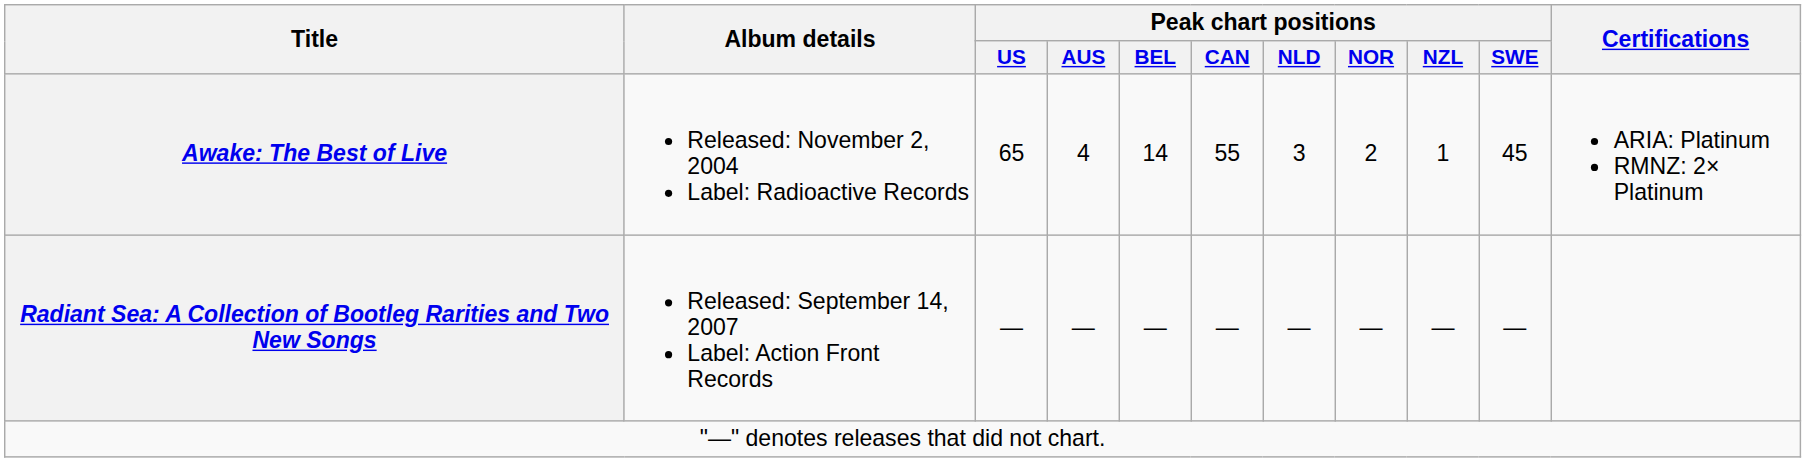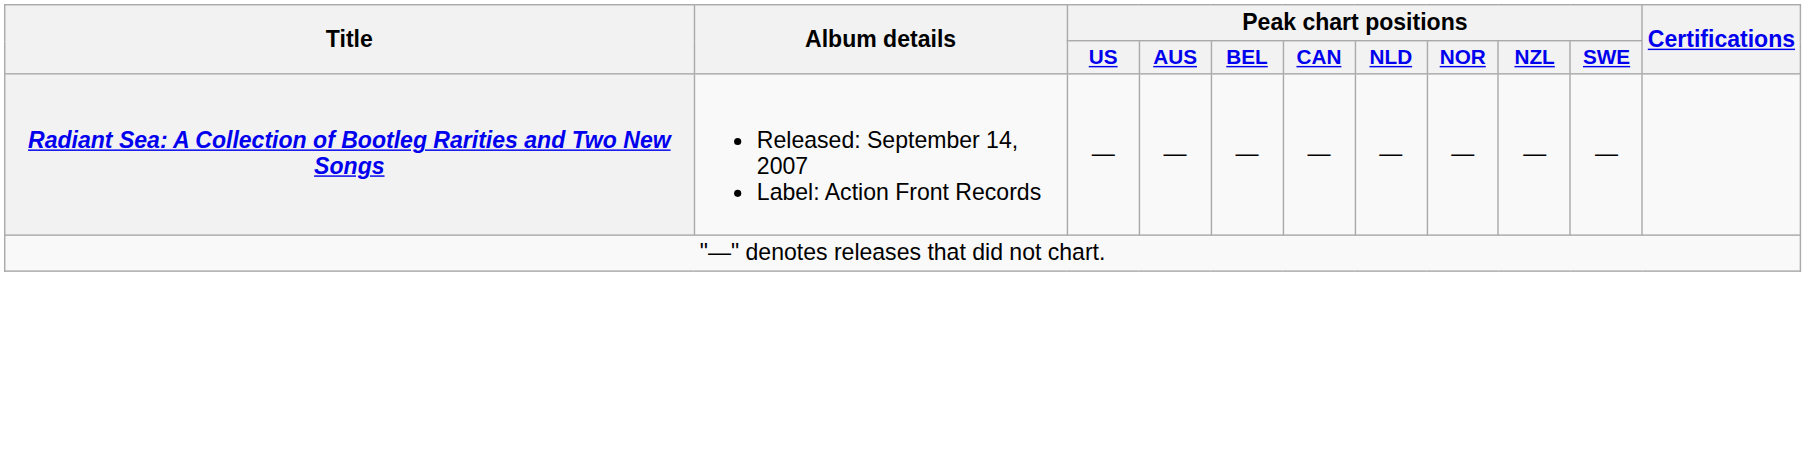- row: (315, 153)
